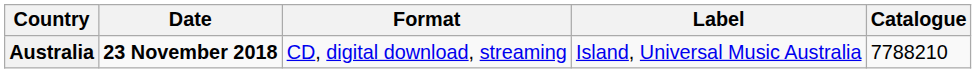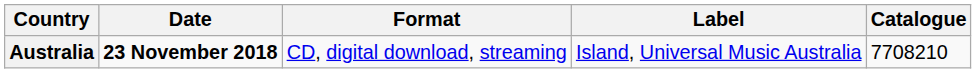(909, 51) 7788210 -> (909, 51) 7708210
